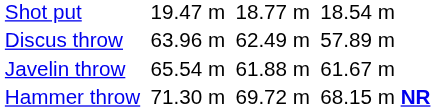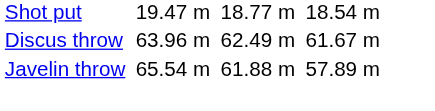(358, 40) 57.89 m -> (343, 40) 61.67 m
(358, 69) 61.67 m -> (343, 69) 57.89 m
- row: (73, 97)
